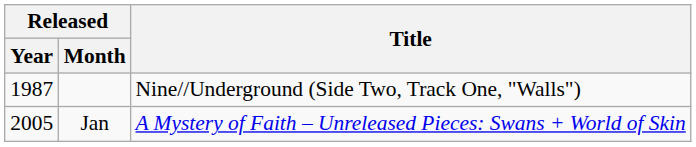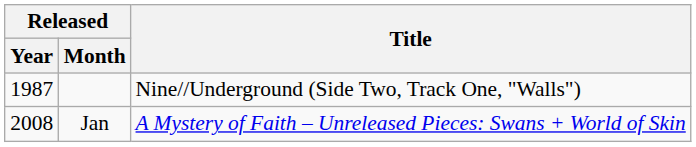(32, 123) 2005 -> (32, 123) 2008
